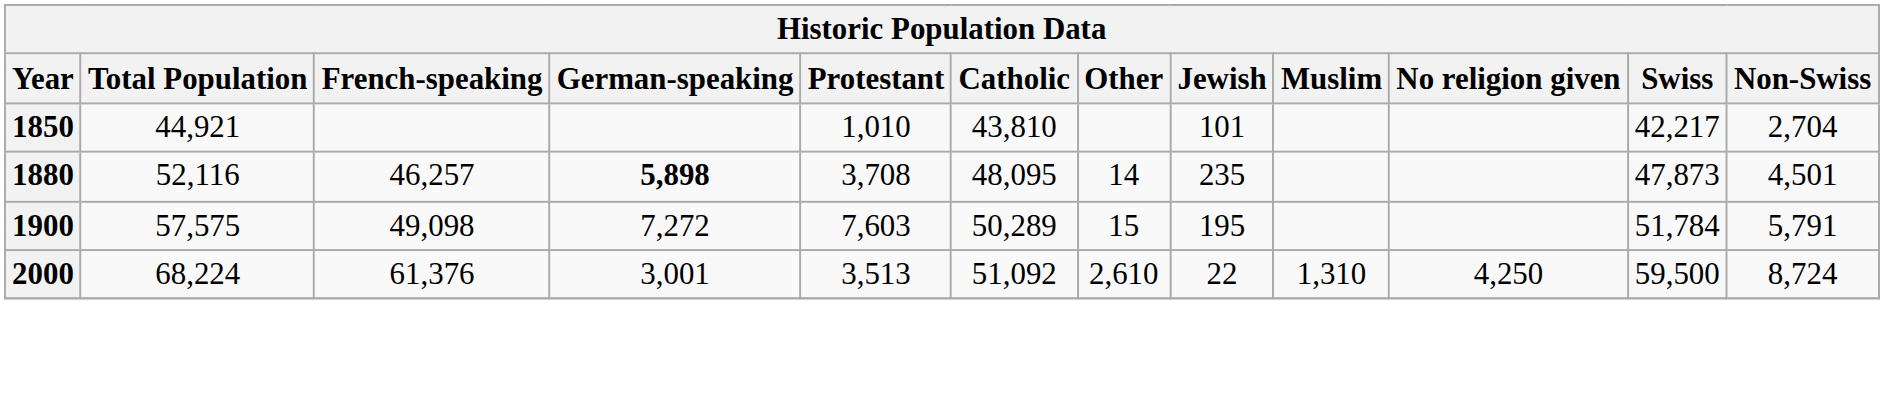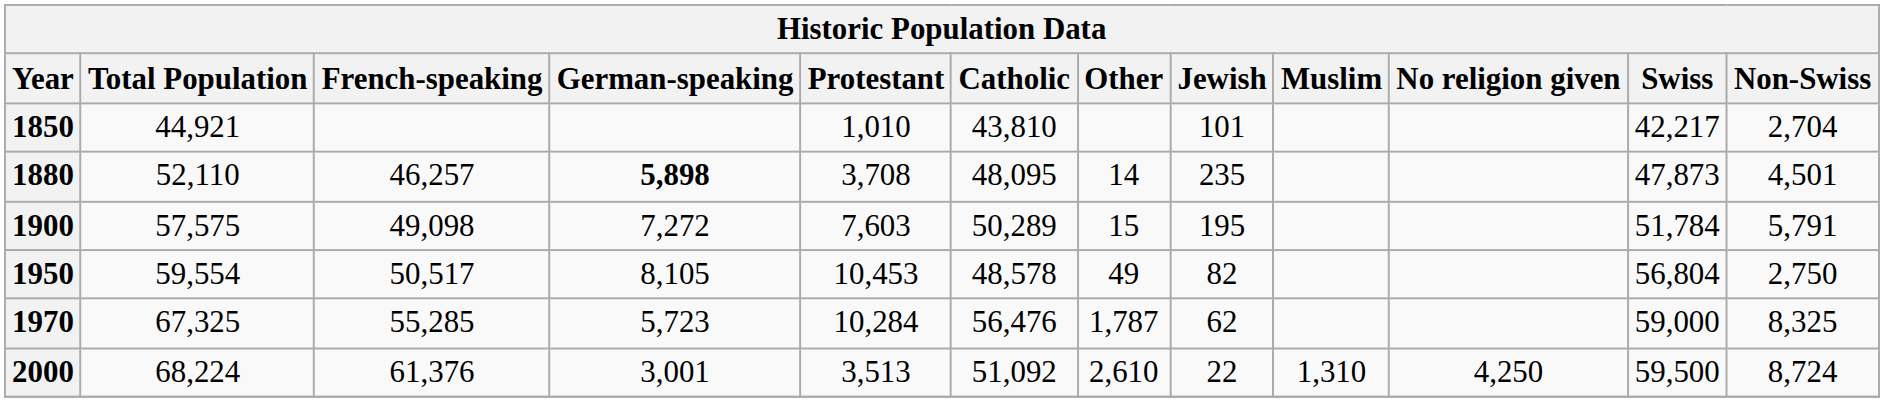(198, 175) 52,116 -> (198, 175) 52,110
+ row: (43, 273)
+ row: (43, 322)
